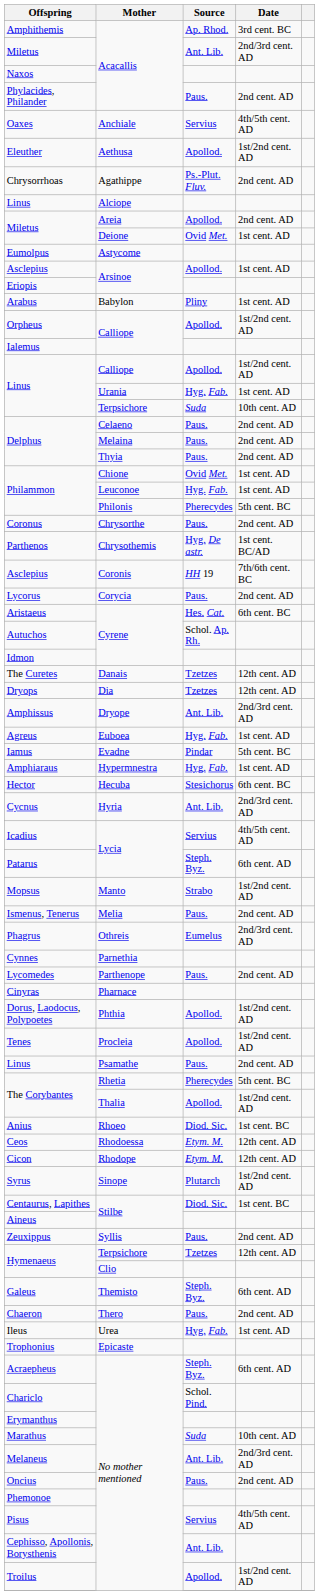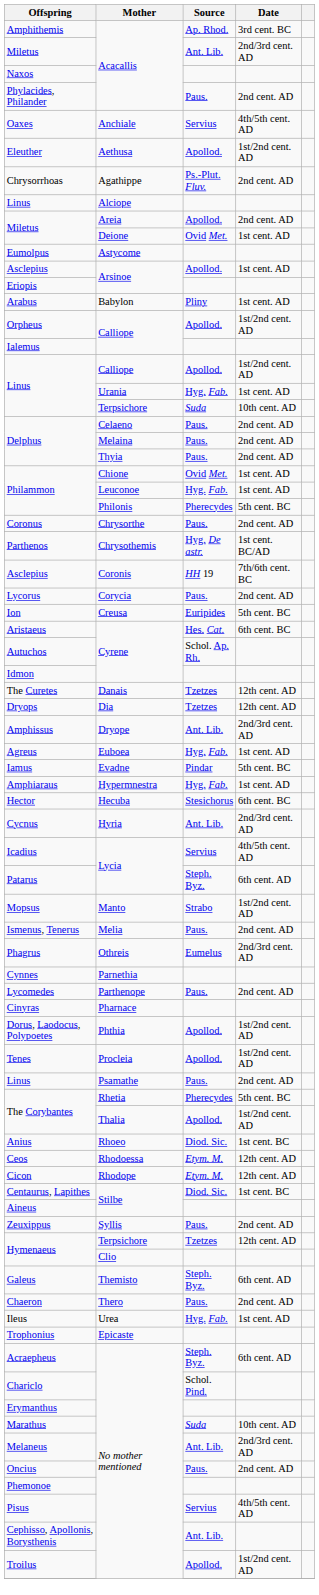+ row: (14, 612)
- row: (19, 1181)
